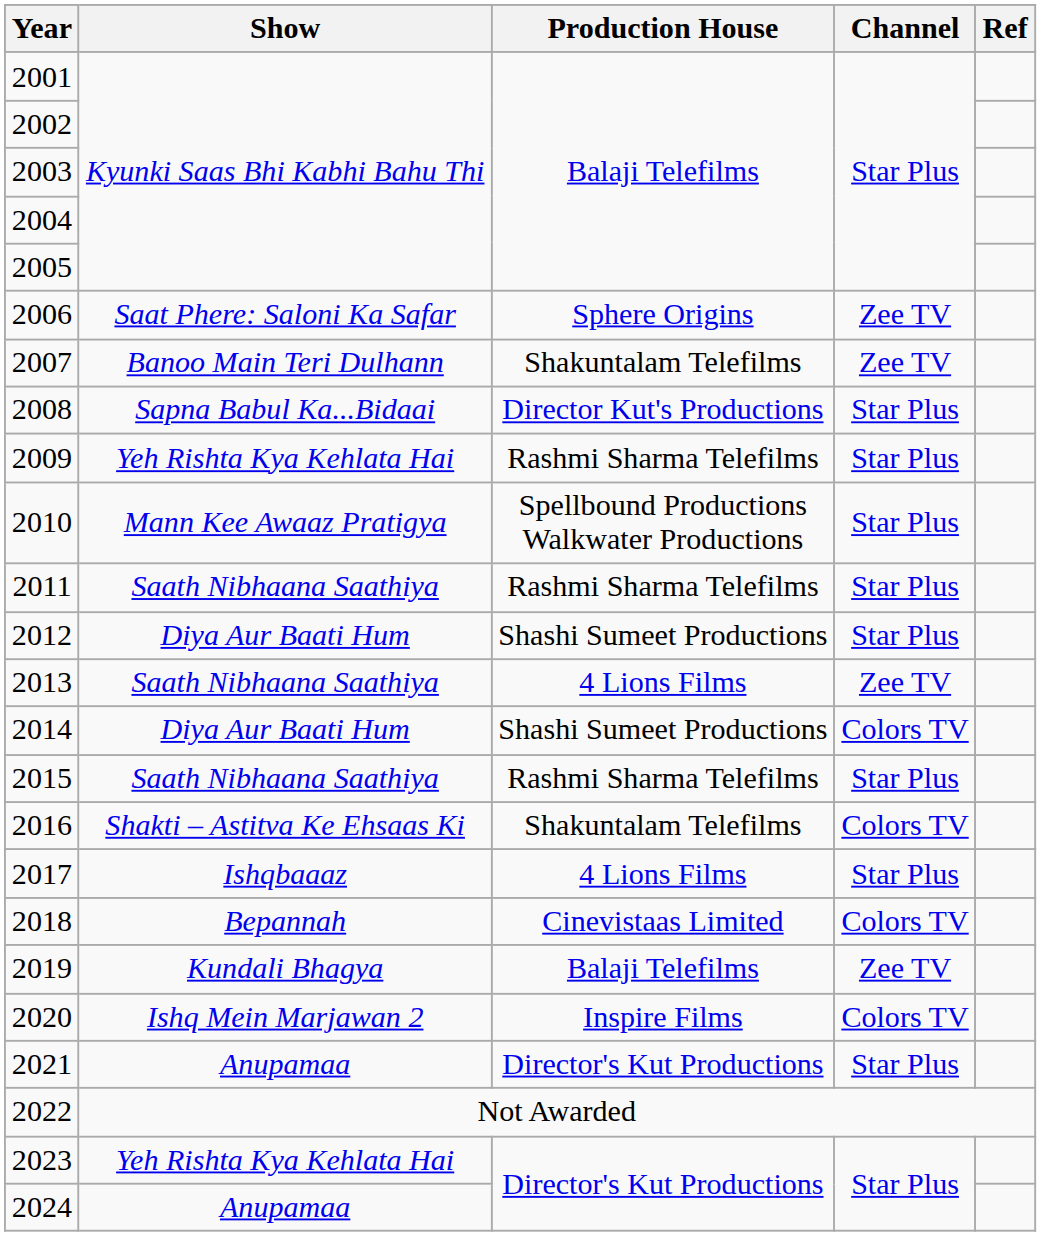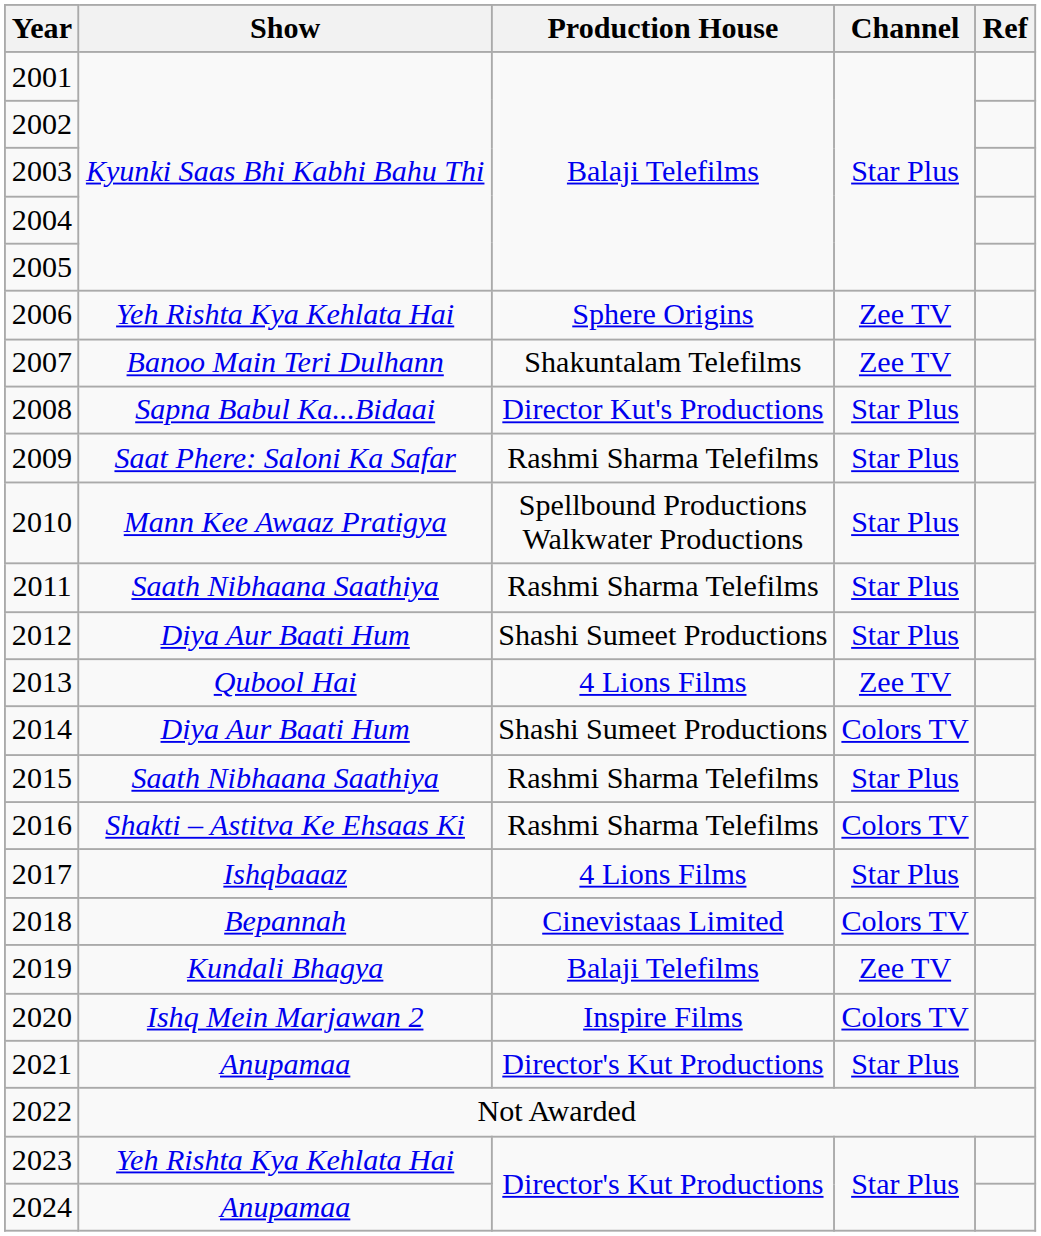(285, 314) Saat Phere: Saloni Ka Safar -> (285, 314) Yeh Rishta Kya Kehlata Hai
(285, 457) Yeh Rishta Kya Kehlata Hai -> (285, 457) Saat Phere: Saloni Ka Safar
(285, 682) Saath Nibhaana Saathiya -> (285, 682) Qubool Hai
(663, 825) Shakuntalam Telefilms -> (663, 825) Rashmi Sharma Telefilms
